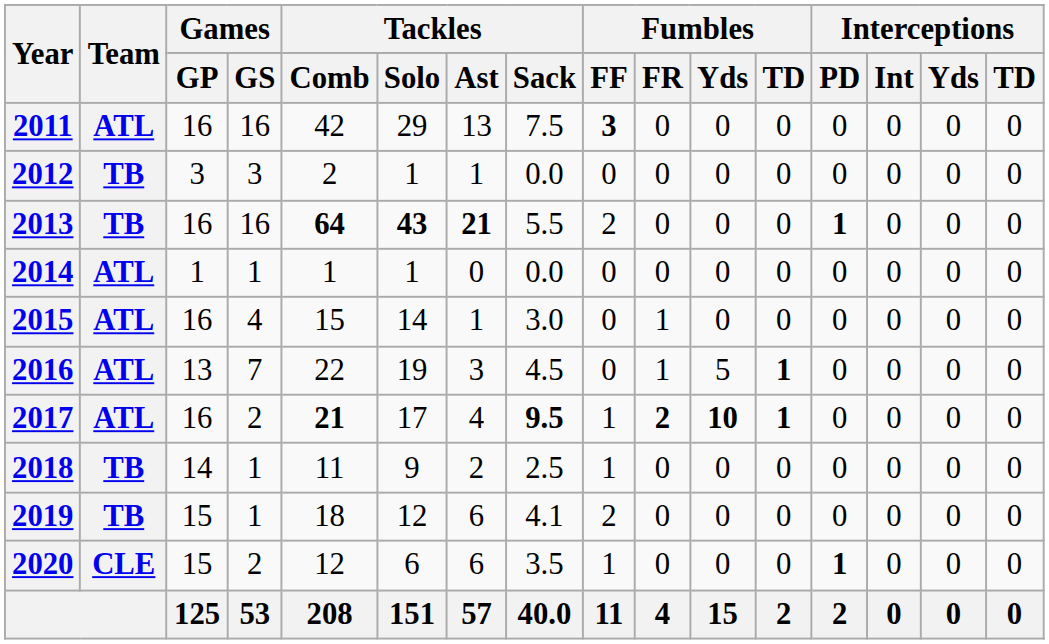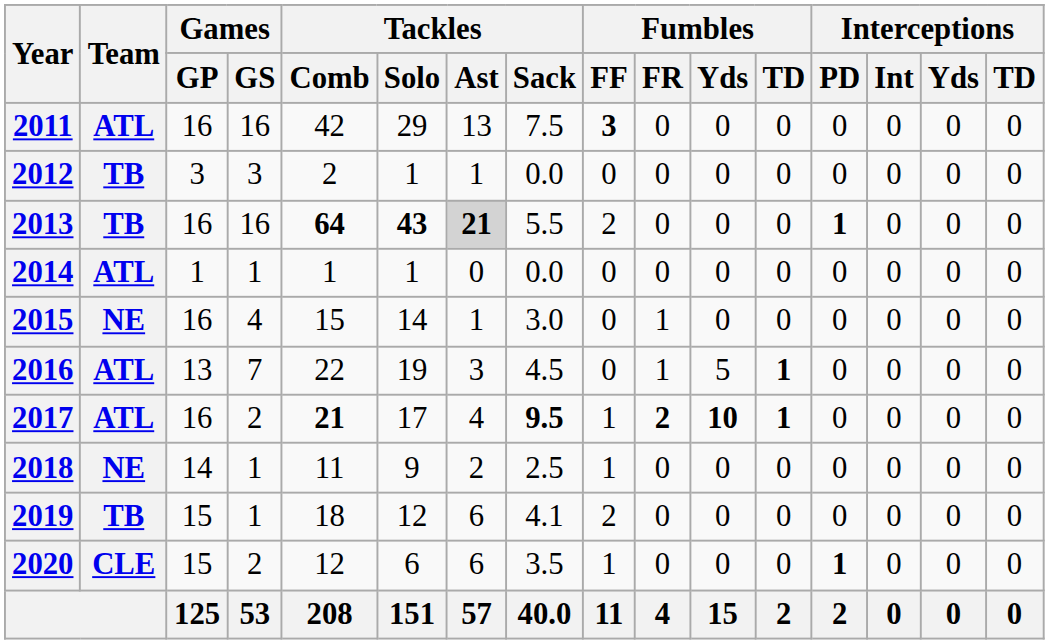(476, 223) no background -> (476, 223) lightgrey background
(124, 321) ATL -> (124, 321) NE
(124, 467) TB -> (124, 467) NE
